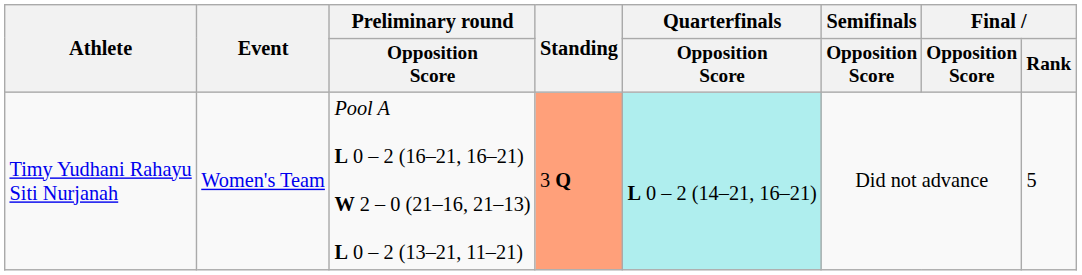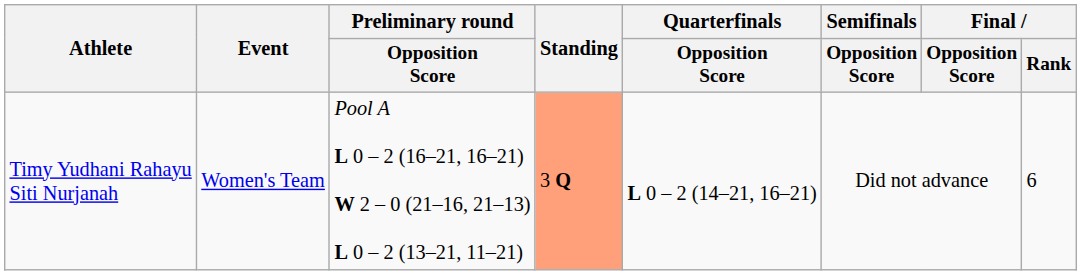(722, 193) paleturquoise background -> (722, 193) no background
(1032, 181) 5 -> (1032, 181) 6
